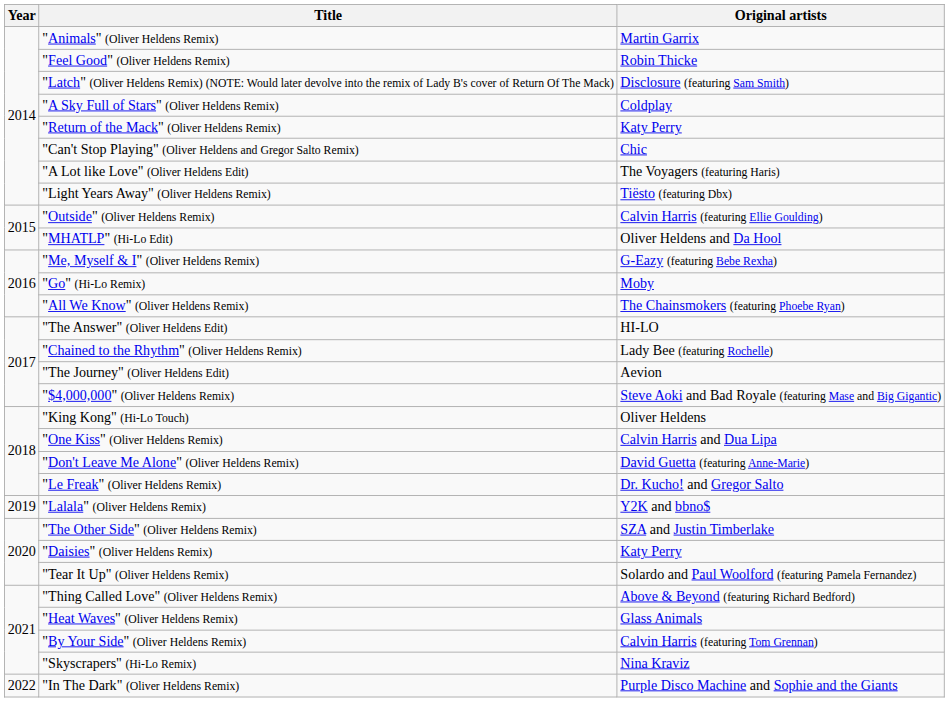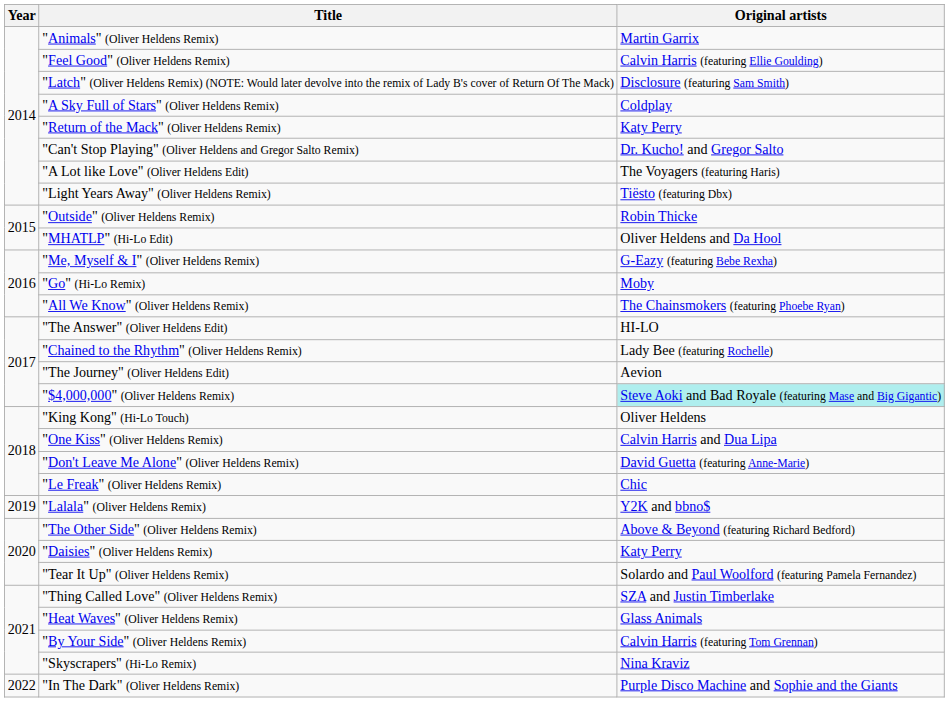(659, 60) Robin Thicke -> (722, 60) Calvin Harris (featuring Ellie Goulding)
(634, 149) Chic -> (702, 149) Dr. Kucho! and Gregor Salto
(722, 216) Calvin Harris (featuring Ellie Goulding) -> (659, 216) Robin Thicke
(781, 395) no background -> (781, 395) paleturquoise background
(702, 484) Dr. Kucho! and Gregor Salto -> (634, 484) Chic
(697, 529) SZA and Justin Timberlake -> (738, 529) Above & Beyond (featuring Richard Bedford)
(738, 596) Above & Beyond (featuring Richard Bedford) -> (697, 596) SZA and Justin Timberlake
